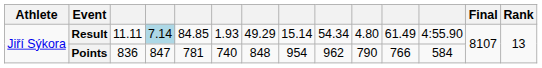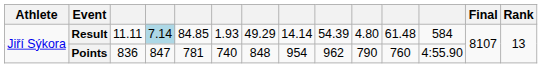(297, 34) 15.14 -> (297, 34) 14.14
(334, 34) 54.34 -> (334, 34) 54.39
(400, 34) 61.49 -> (400, 34) 61.48
(442, 34) 4:55.90 -> (442, 34) 584
(400, 54) 766 -> (400, 54) 760
(442, 54) 584 -> (442, 54) 4:55.90
